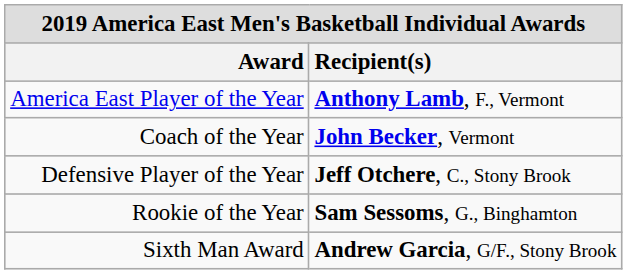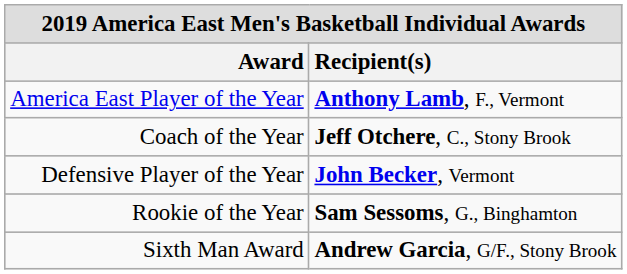(414, 137) John Becker, Vermont -> (443, 137) Jeff Otchere, C., Stony Brook
(443, 174) Jeff Otchere, C., Stony Brook -> (414, 174) John Becker, Vermont
